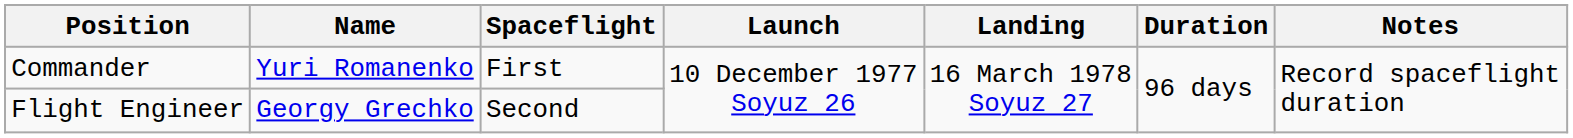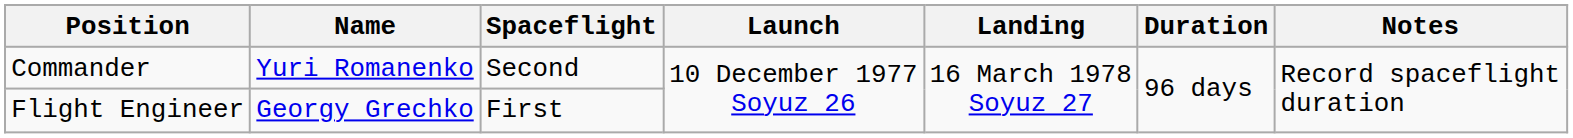(525, 68) First -> (533, 68) Second
(533, 110) Second -> (525, 110) First
